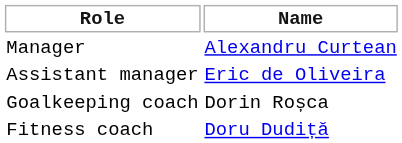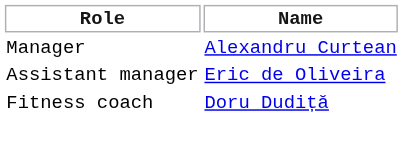- row: (103, 103)
